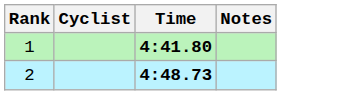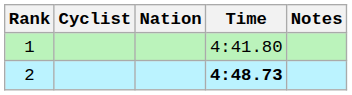+ column: (171, 19)
(176, 47) bold -> (246, 47) normal
